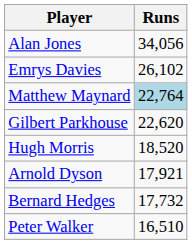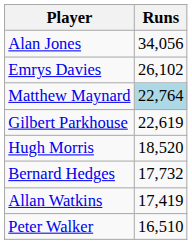(161, 122) 22,620 -> (161, 122) 22,619
- row: (55, 174)
+ row: (55, 200)
